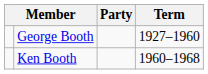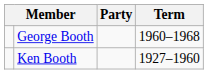(169, 36) 1927–1960 -> (169, 36) 1960–1968
(169, 58) 1960–1968 -> (169, 58) 1927–1960
